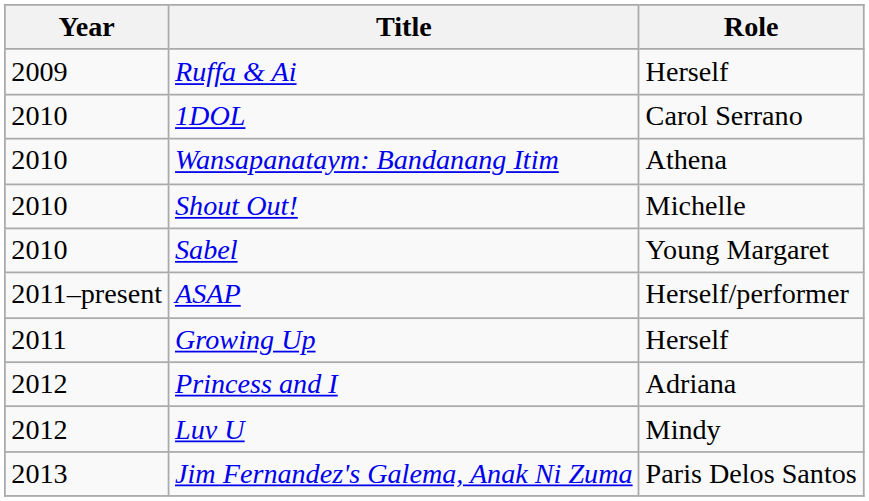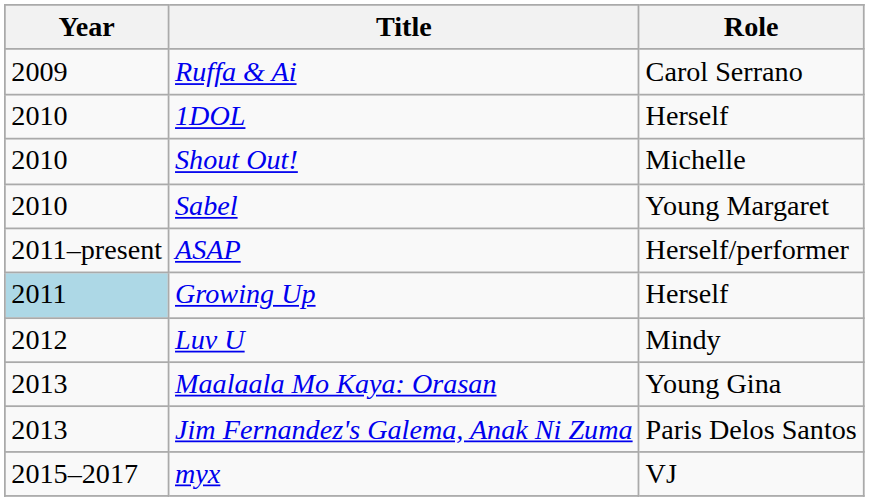(687, 71) Herself -> (724, 71) Carol Serrano
(724, 116) Carol Serrano -> (687, 116) Herself
- row: (367, 160)
(39, 339) no background -> (39, 294) lightblue background
- row: (256, 384)
+ row: (336, 384)
+ row: (198, 473)
